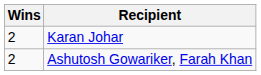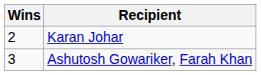(12, 59) 2 -> (12, 59) 3
